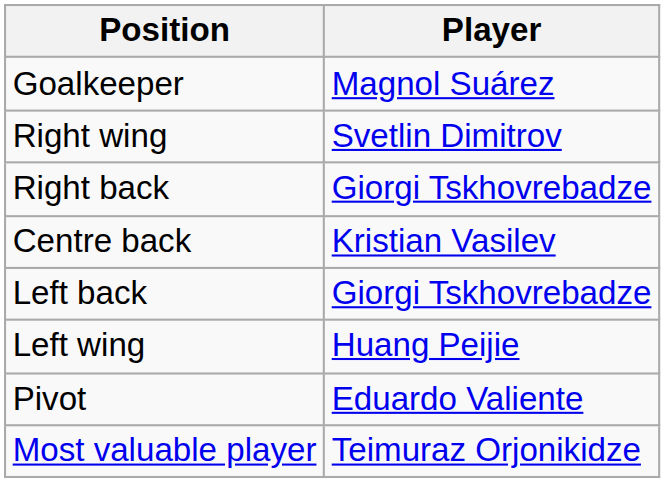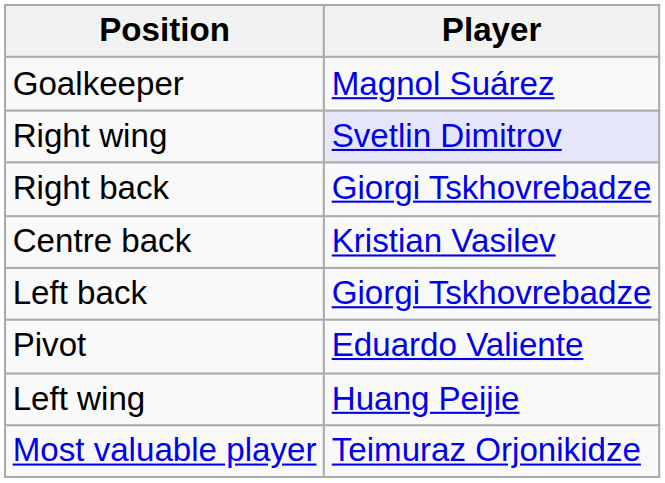(447, 135) no background -> (447, 135) lavender background
rows swapped: (79, 345) <-> (49, 398)
